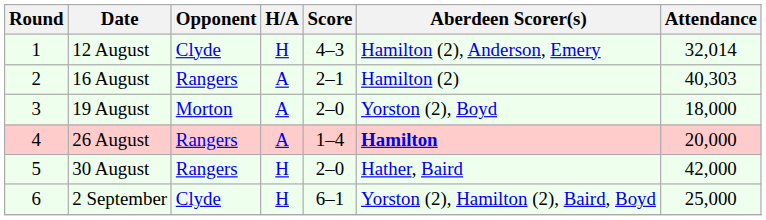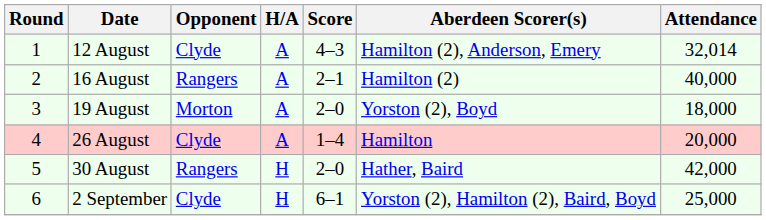(282, 49) H -> (282, 49) A
(711, 79) 40,303 -> (711, 79) 40,000
(207, 139) Rangers -> (198, 139) Clyde
(399, 139) bold -> (397, 139) normal
